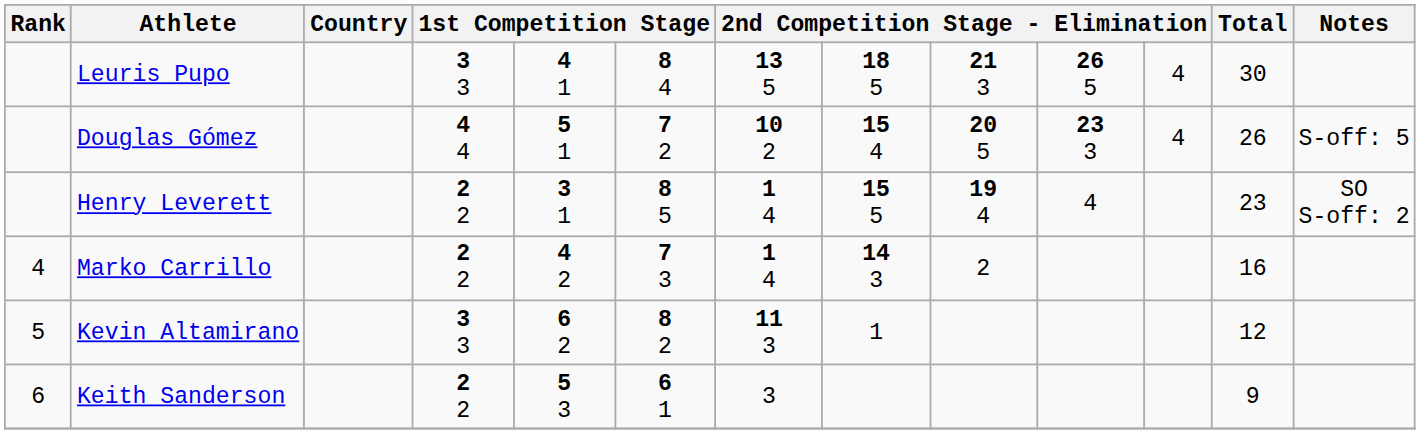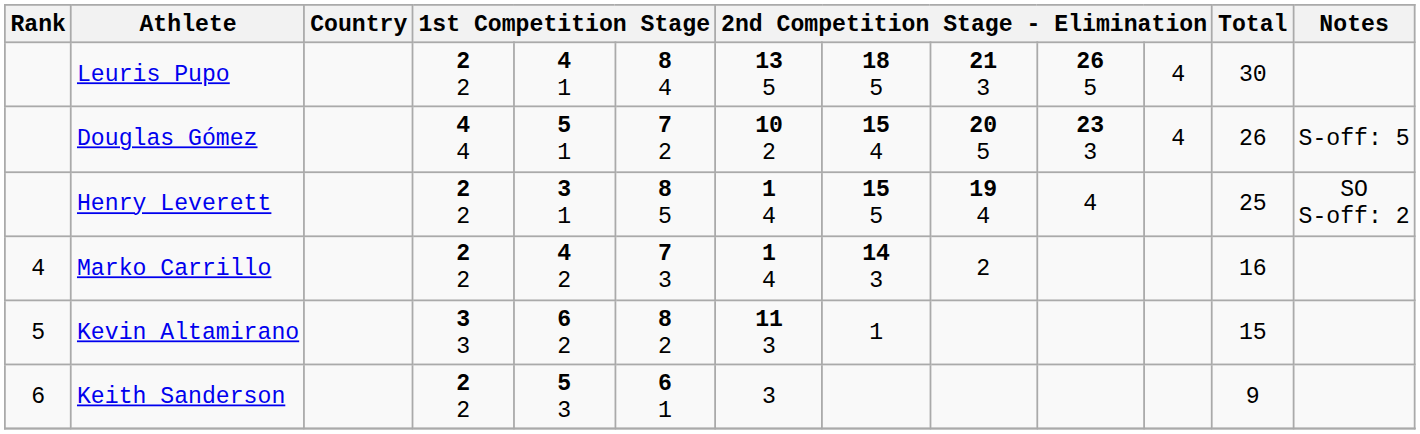(463, 75) 3 3 -> (463, 75) 2 2
(1253, 204) 23 -> (1253, 204) 25
(1253, 332) 12 -> (1253, 332) 15
